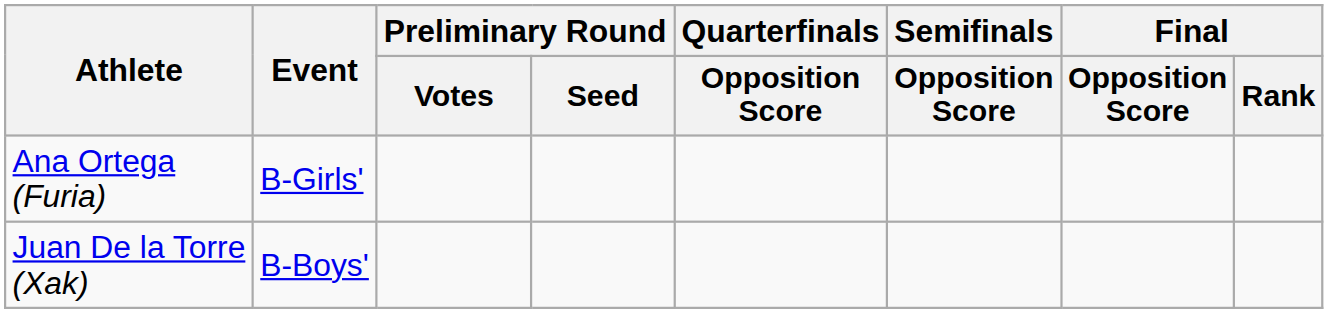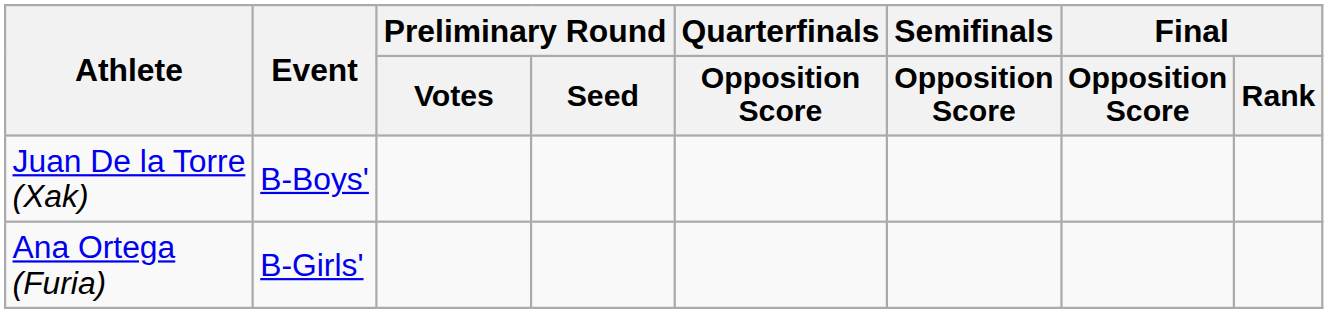rows swapped: (129, 265) <-> (94, 179)
